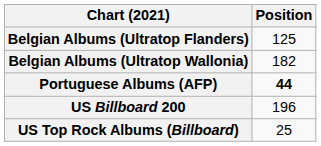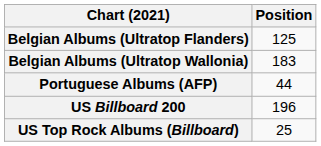(284, 61) 182 -> (284, 61) 183
(284, 84) bold -> (284, 84) normal
